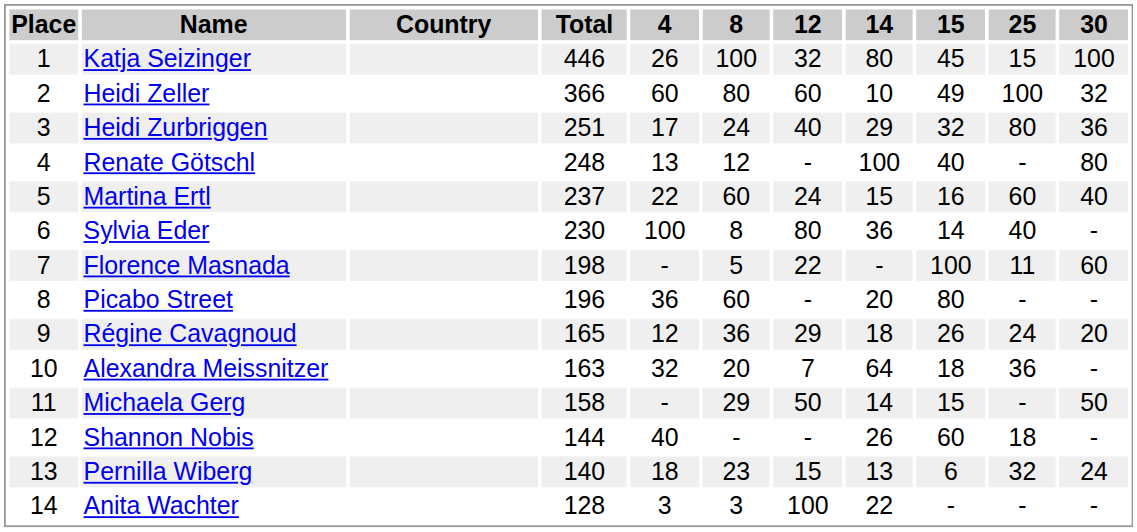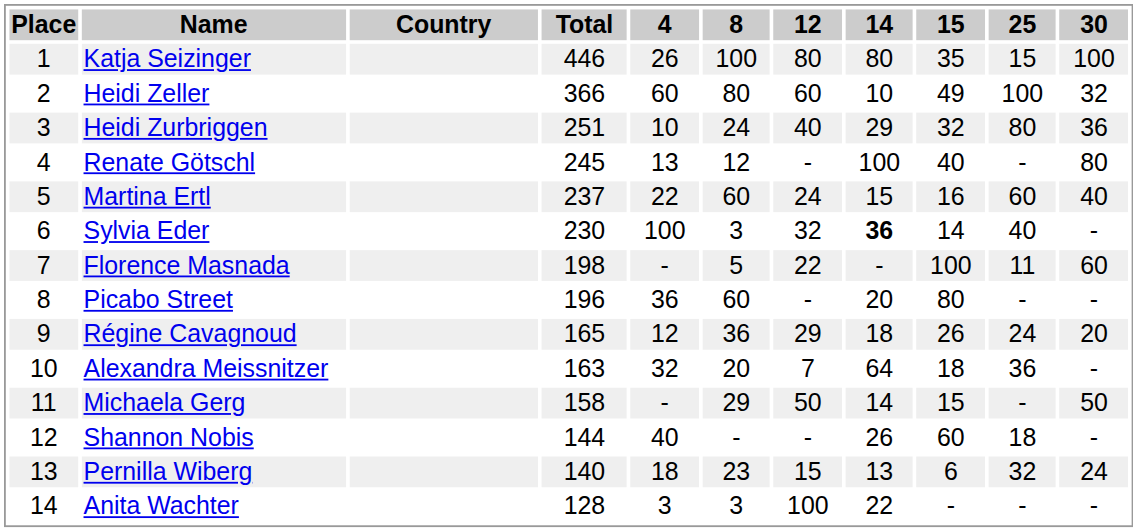(808, 59) 32 -> (808, 59) 80
(951, 59) 45 -> (951, 59) 35
(665, 128) 17 -> (665, 128) 10
(584, 162) 248 -> (584, 162) 245
(736, 231) 8 -> (736, 231) 3
(808, 231) 80 -> (808, 231) 32
(879, 231) normal -> (879, 231) bold
